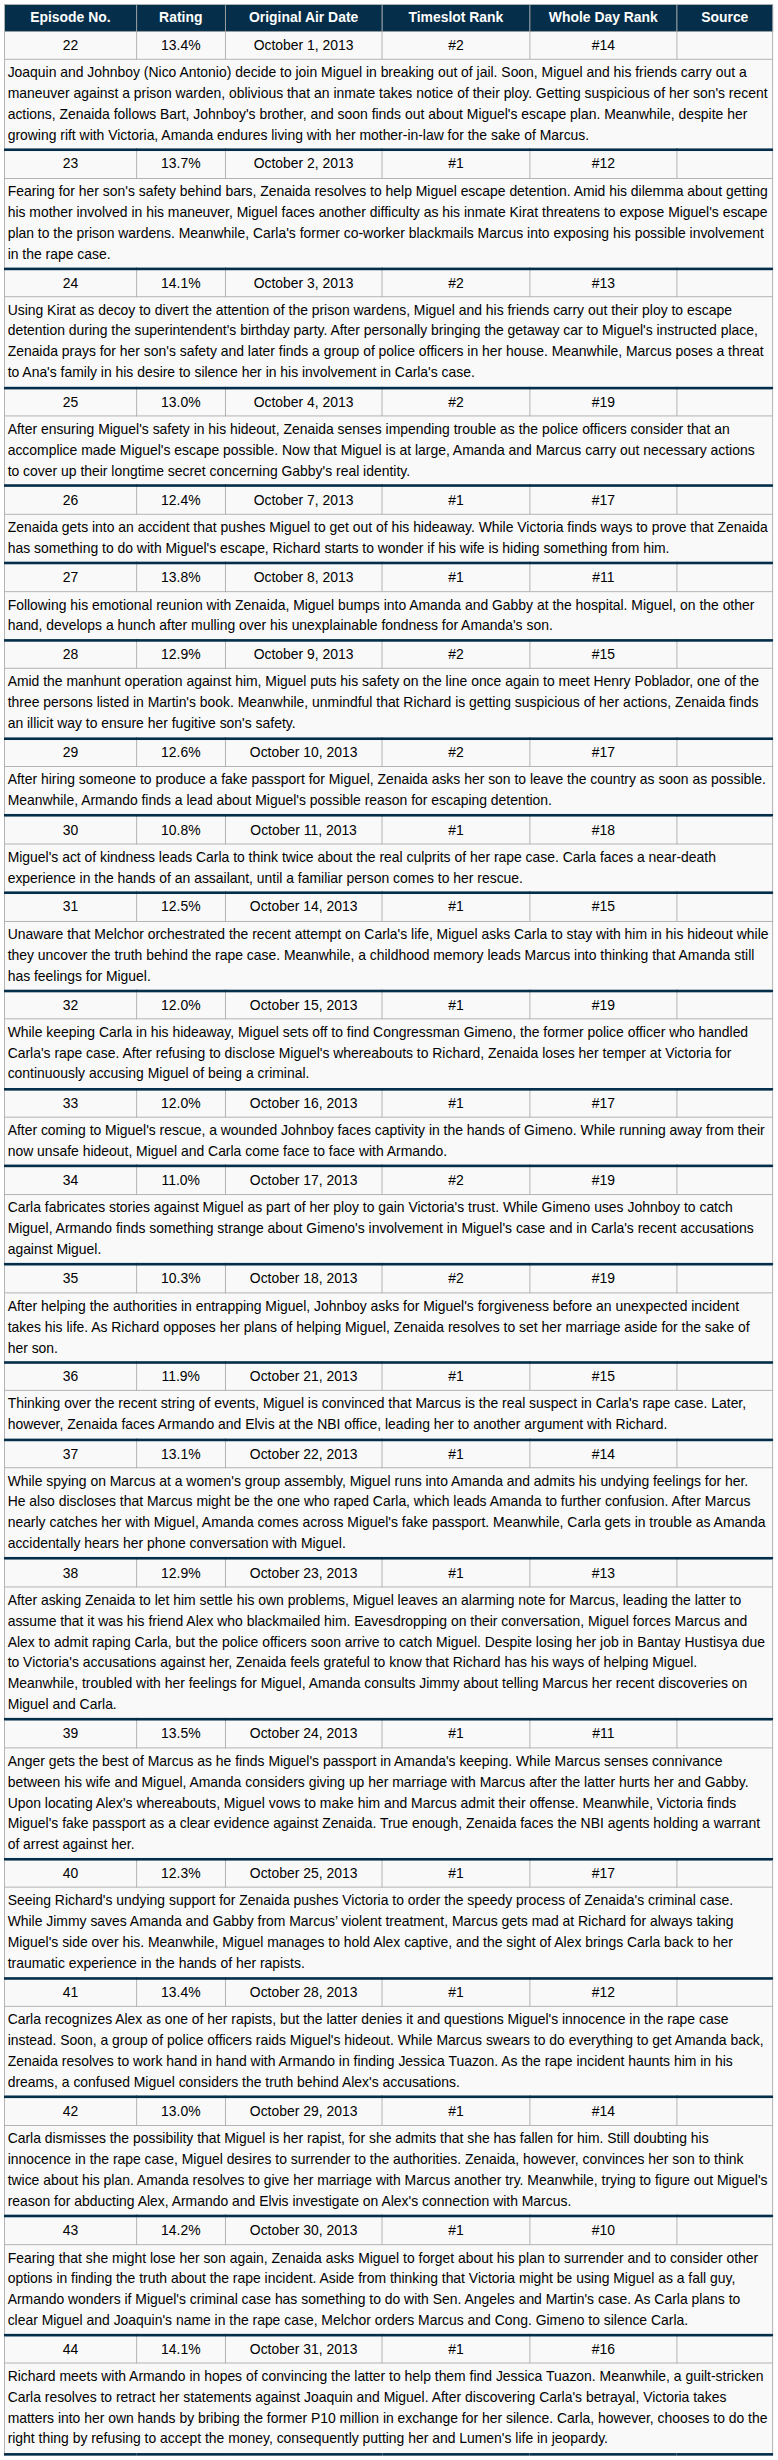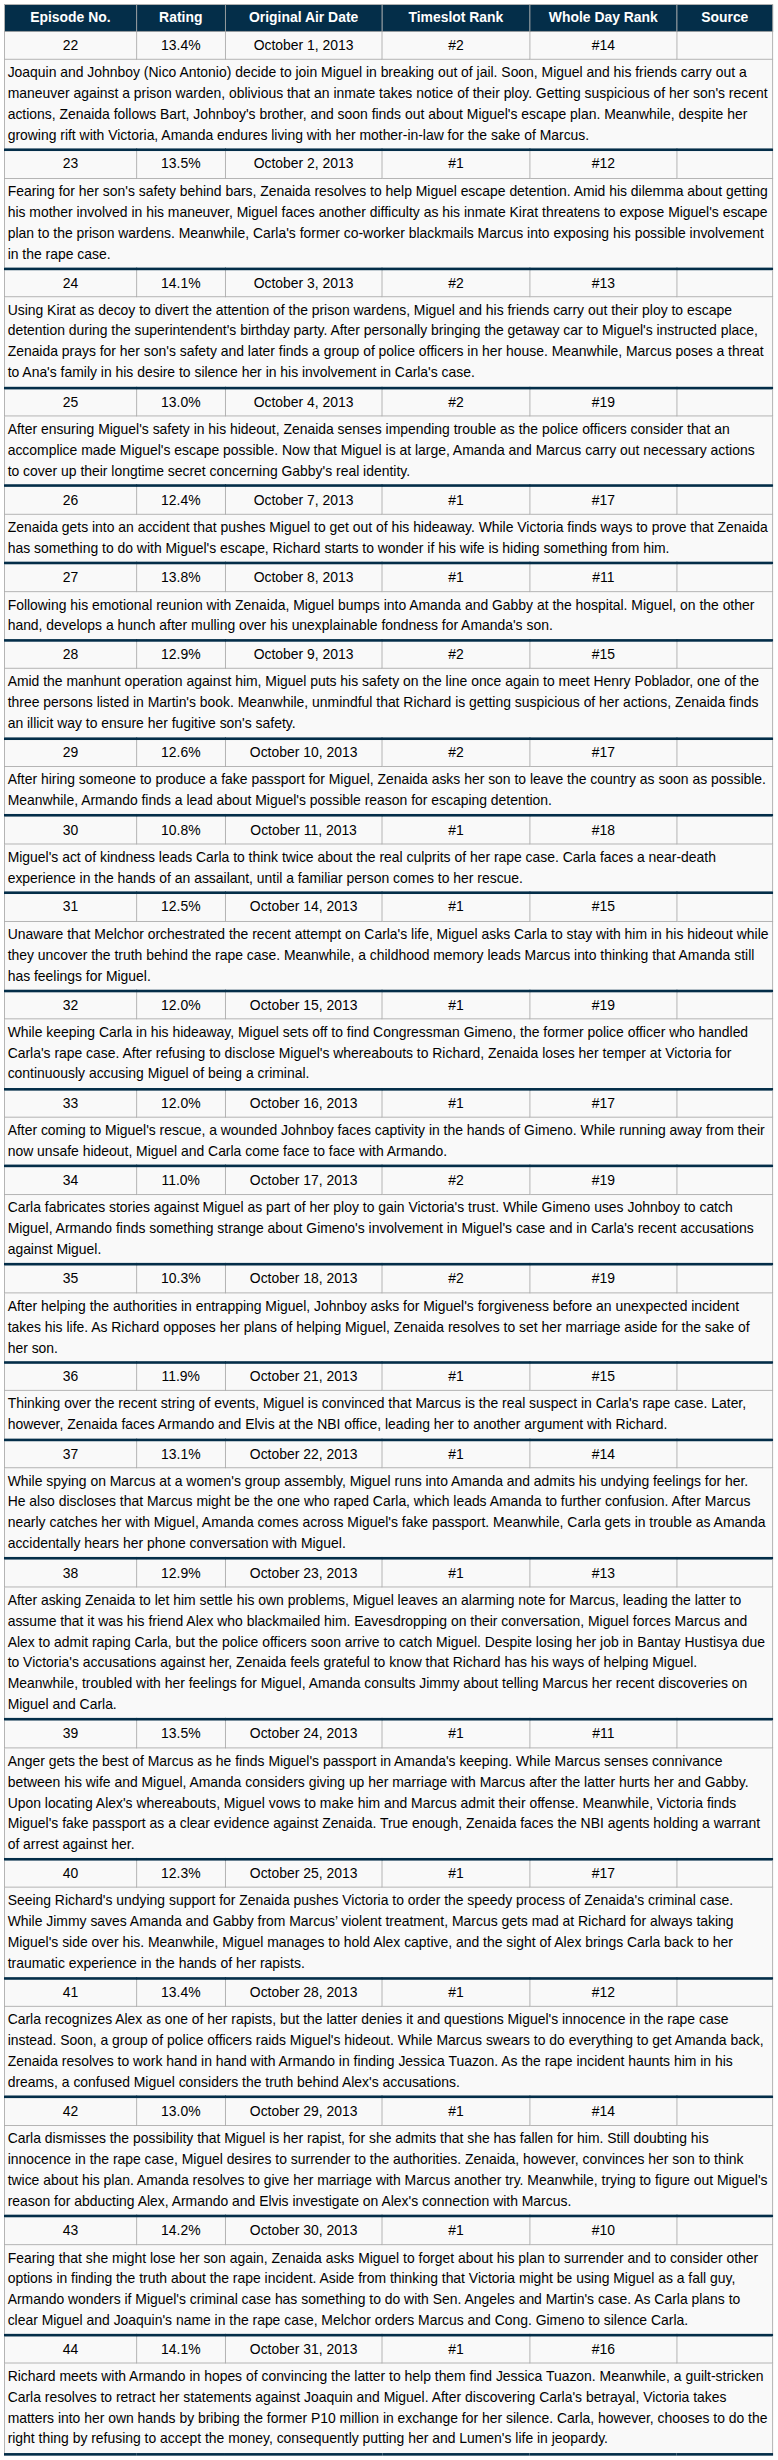(181, 164) 13.7% -> (181, 164) 13.5%
